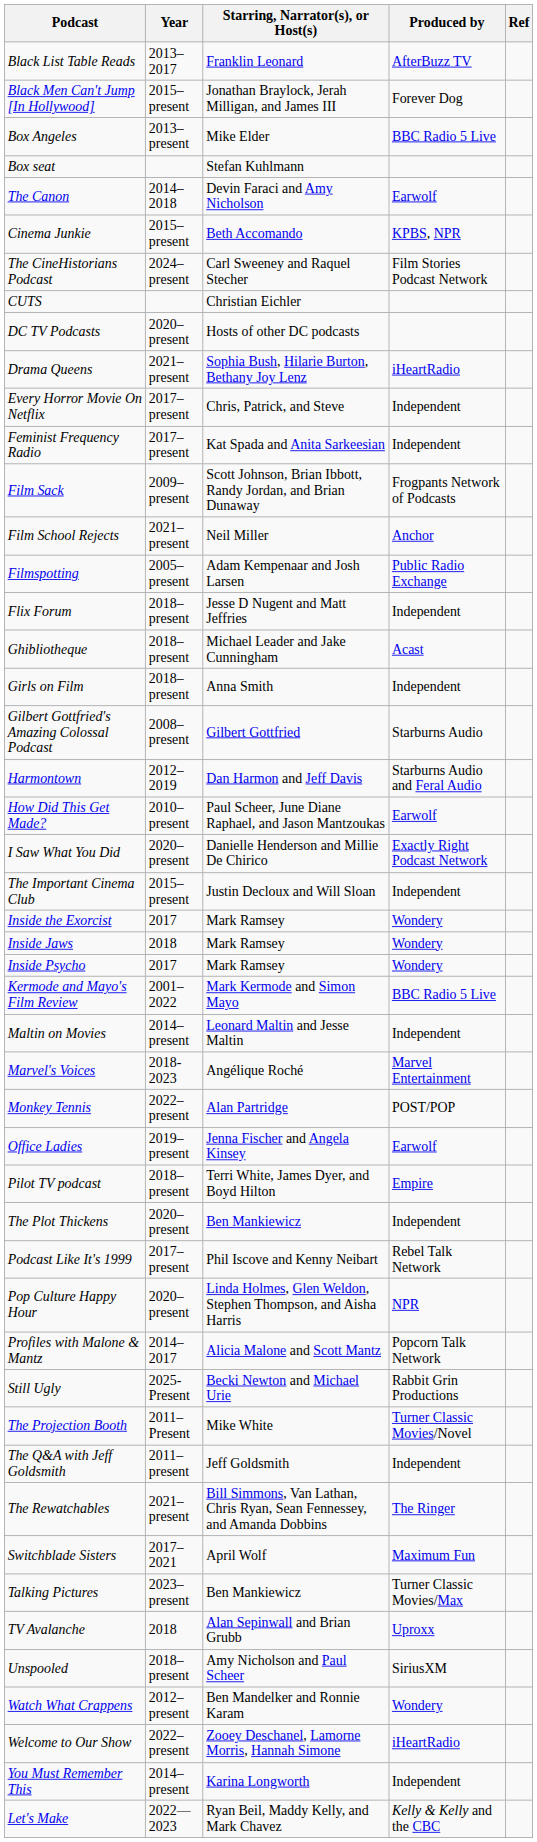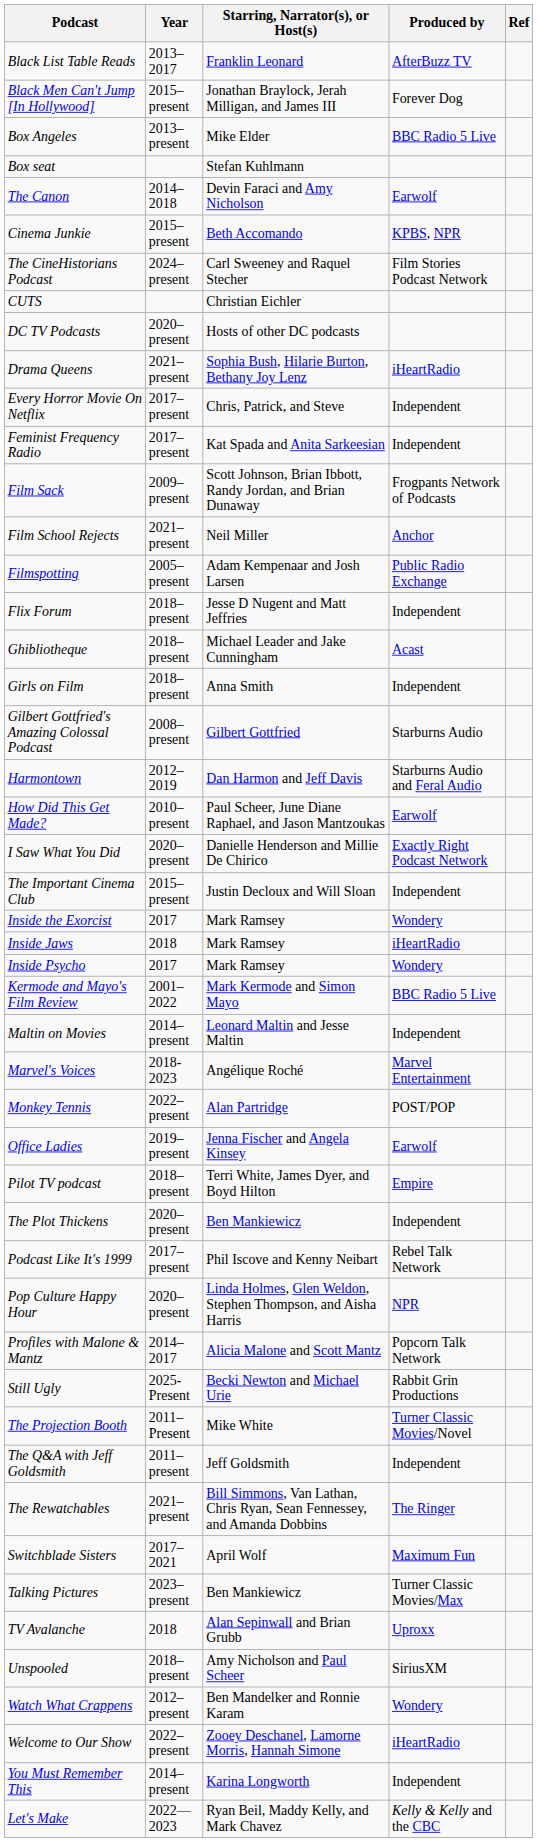(417, 943) Wondery -> (426, 943) iHeartRadio
